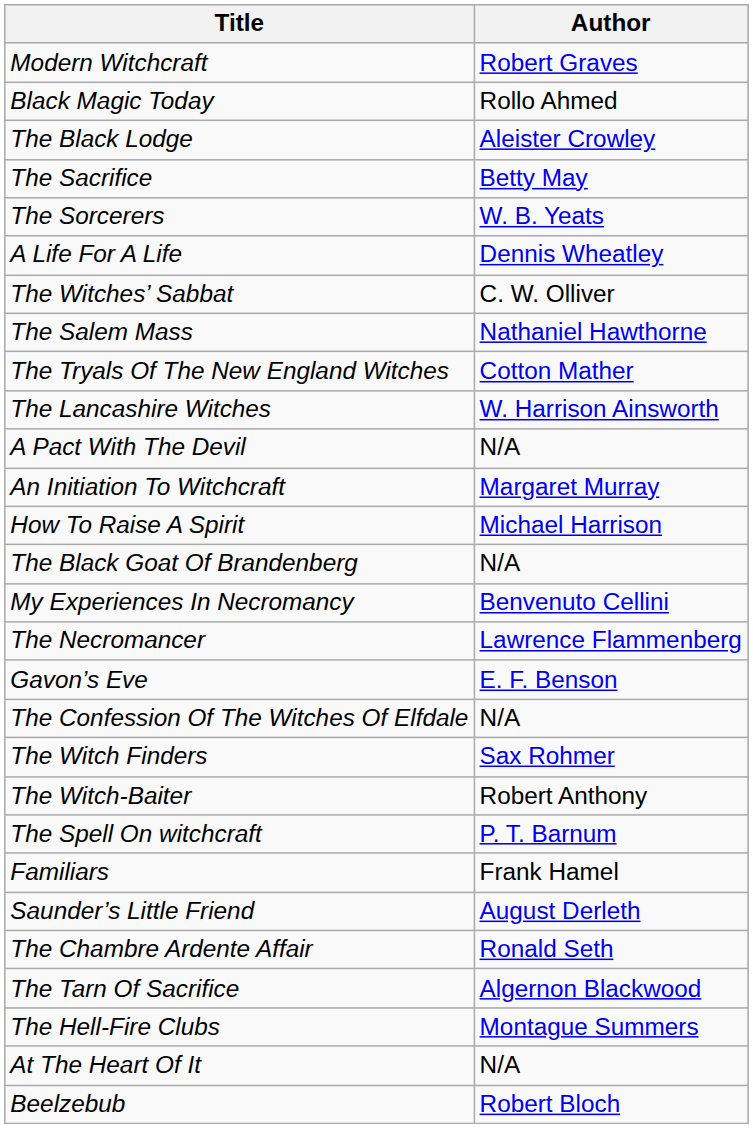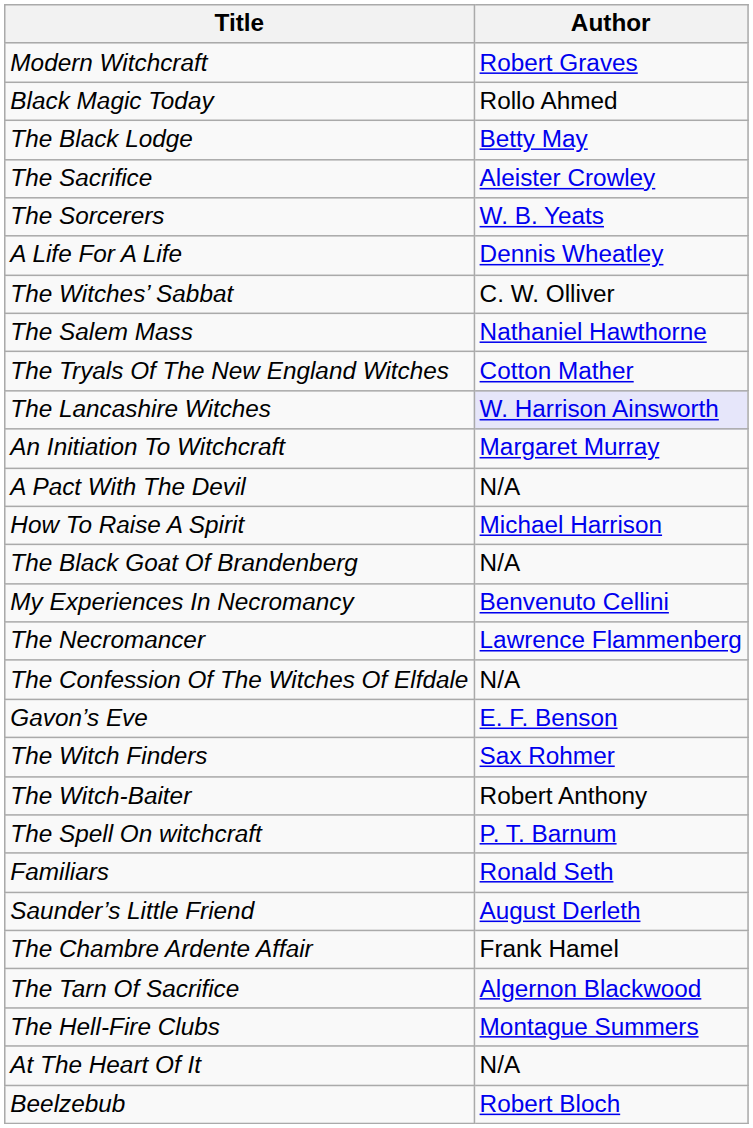(567, 139) Aleister Crowley -> (534, 139) Betty May
(534, 178) Betty May -> (567, 178) Aleister Crowley
(599, 409) no background -> (599, 409) lavender background
rows swapped: (148, 486) <-> (128, 448)
rows swapped: (79, 679) <-> (239, 718)
(549, 872) Frank Hamel -> (547, 872) Ronald Seth
(547, 949) Ronald Seth -> (549, 949) Frank Hamel
